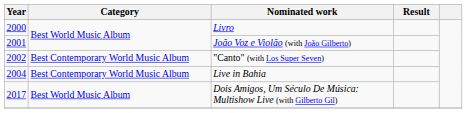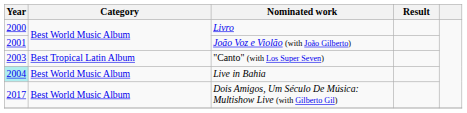(16, 58) 2002 -> (16, 58) 2003
(110, 58) Best Contemporary World Music Album -> (83, 58) Best Tropical Latin Album
(16, 74) no background -> (16, 74) paleturquoise background
(110, 74) Best Contemporary World Music Album -> (80, 74) Best World Music Album
